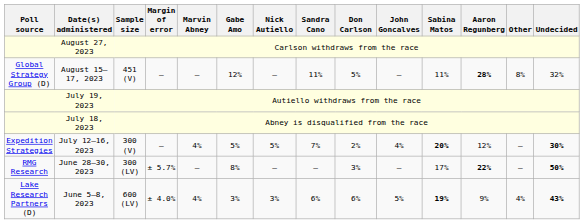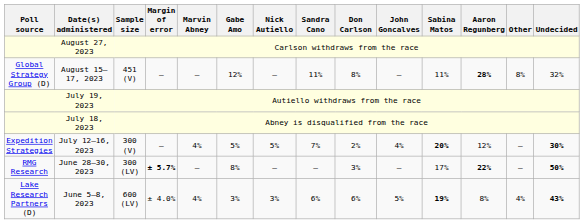(356, 73) 5% -> (356, 73) 8%
(161, 167) normal -> (161, 167) bold
(484, 198) 9% -> (484, 198) 8%
